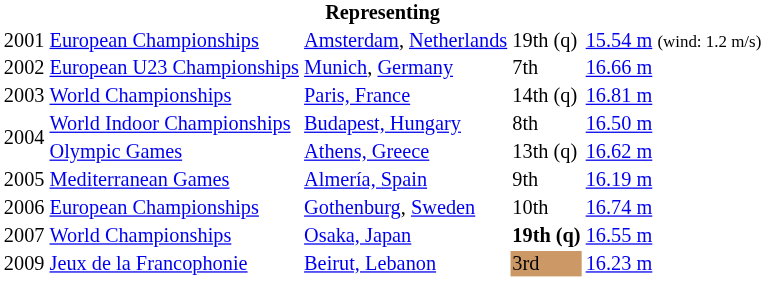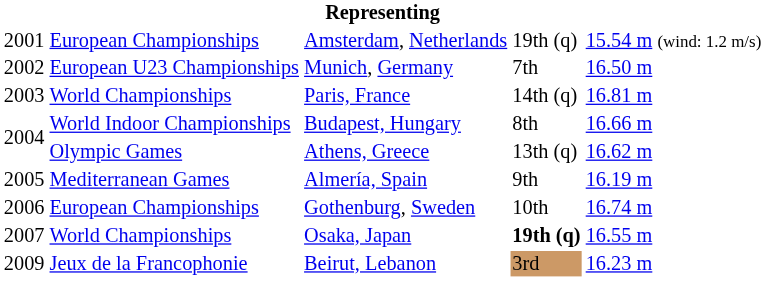(619, 67) 16.66 m -> (619, 67) 16.50 m
(619, 123) 16.50 m -> (619, 123) 16.66 m
